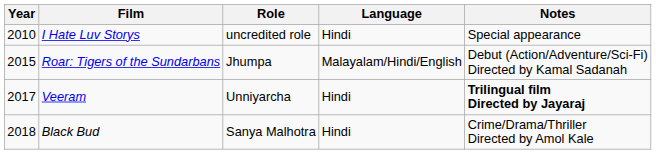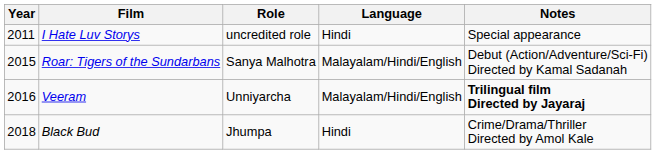(22, 34) 2010 -> (21, 34) 2011
(249, 62) Jhumpa -> (271, 62) Sanya Malhotra
(22, 97) 2017 -> (22, 97) 2016
(336, 97) Hindi -> (392, 97) Malayalam/Hindi/English
(271, 131) Sanya Malhotra -> (249, 131) Jhumpa
